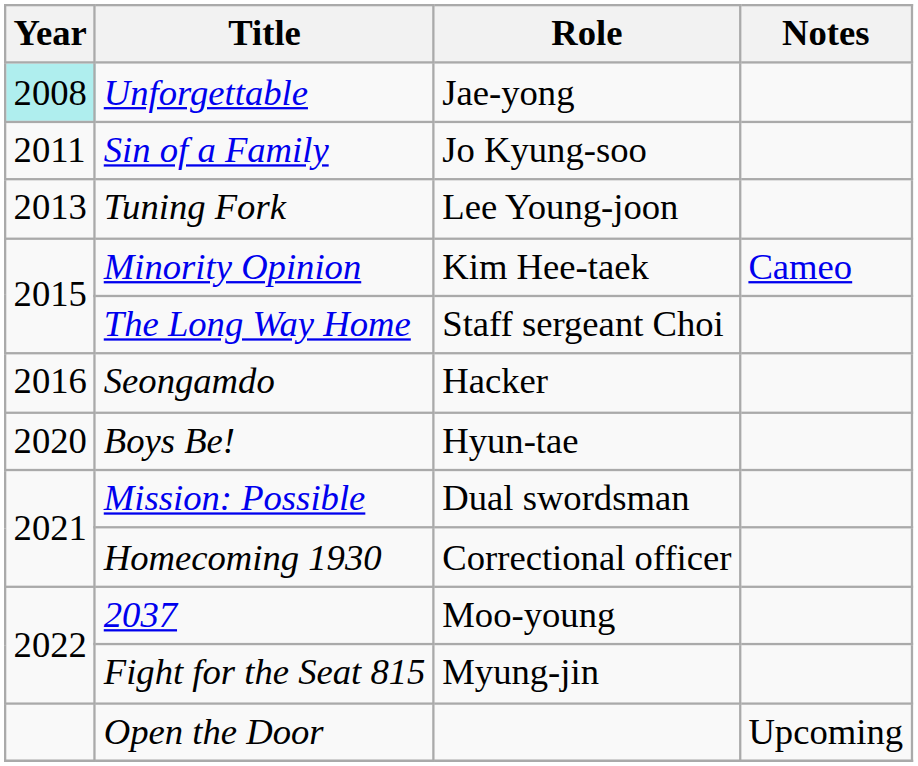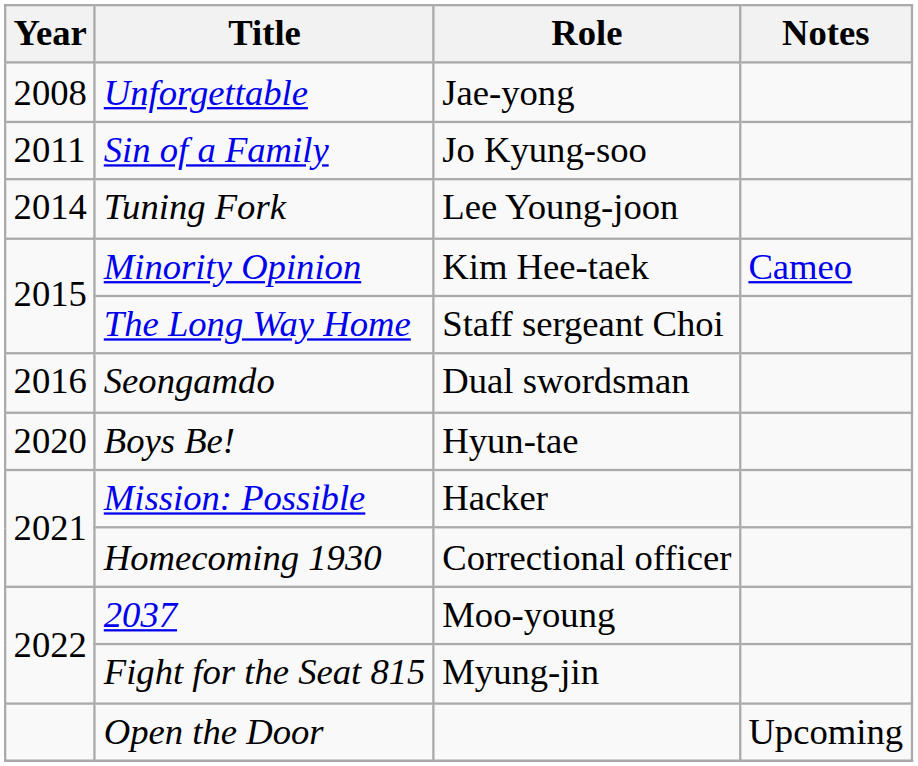(50, 91) paleturquoise background -> (50, 91) no background
(50, 207) 2013 -> (50, 207) 2014
(495, 382) Hacker -> (566, 382) Dual swordsman
(566, 498) Dual swordsman -> (495, 498) Hacker
